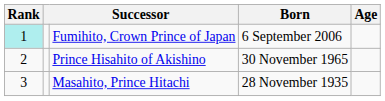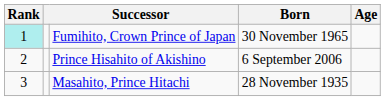(292, 36) 6 September 2006 -> (295, 36) 30 November 1965
(295, 59) 30 November 1965 -> (292, 59) 6 September 2006
